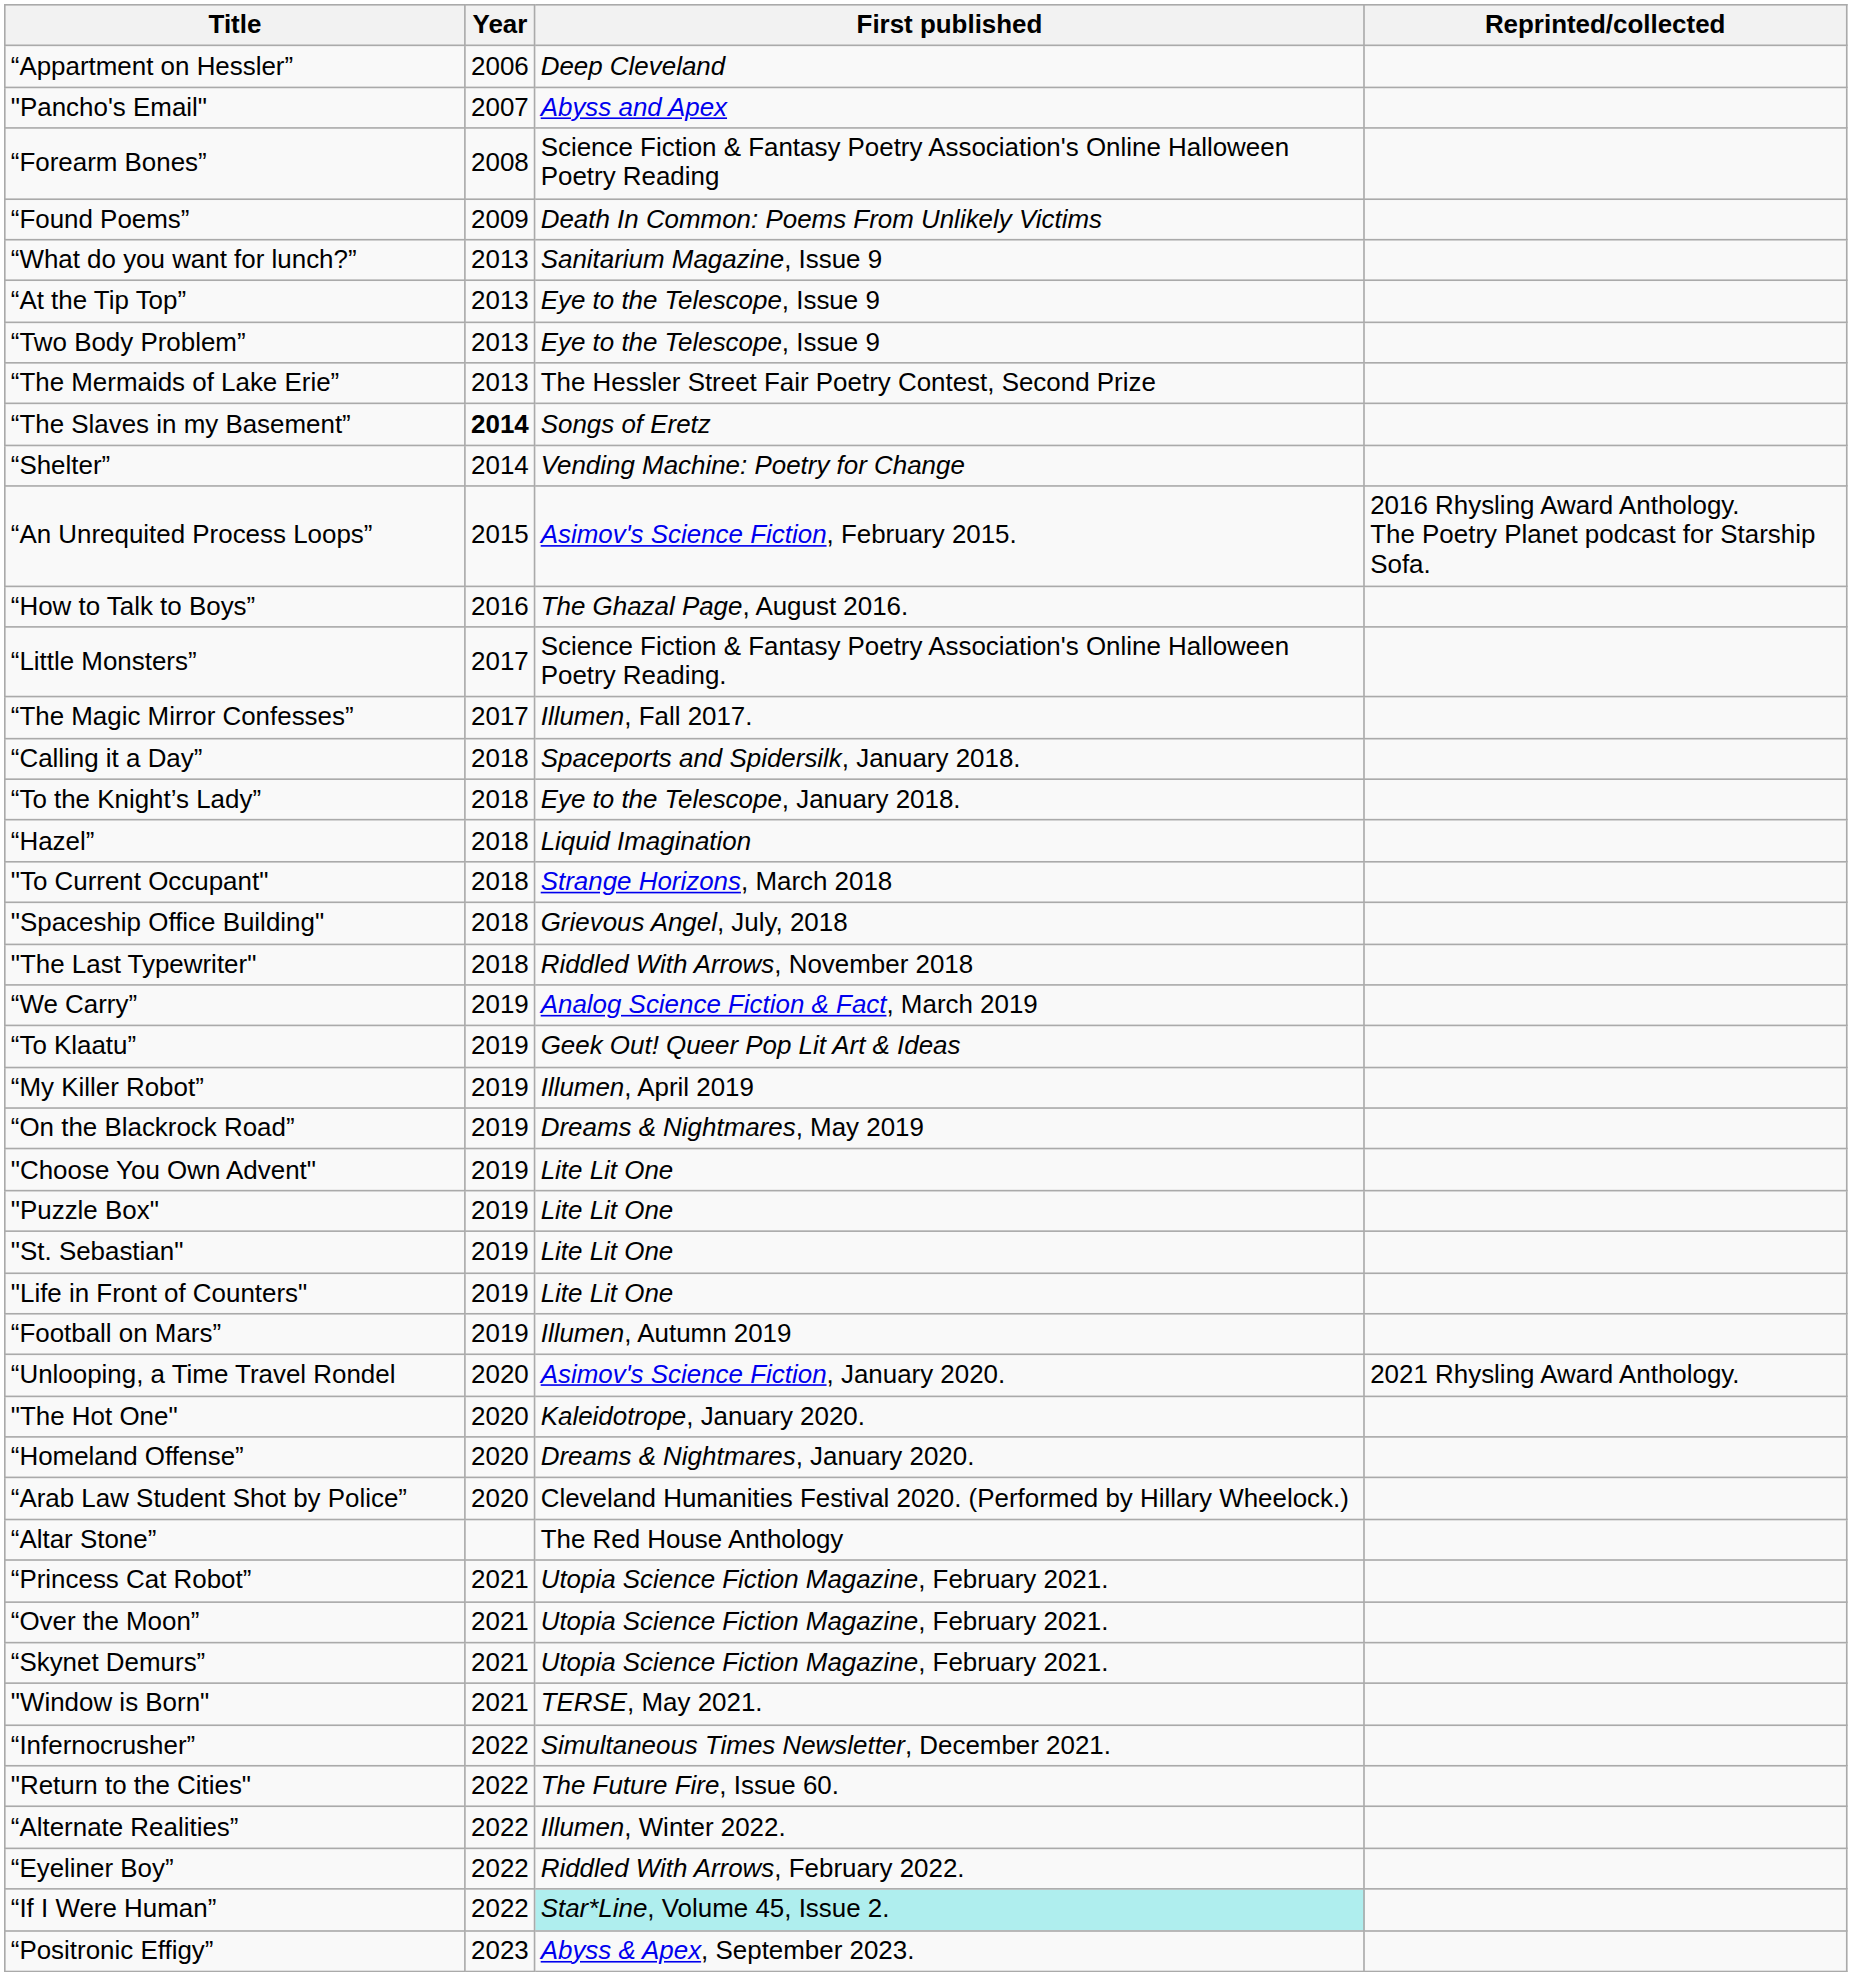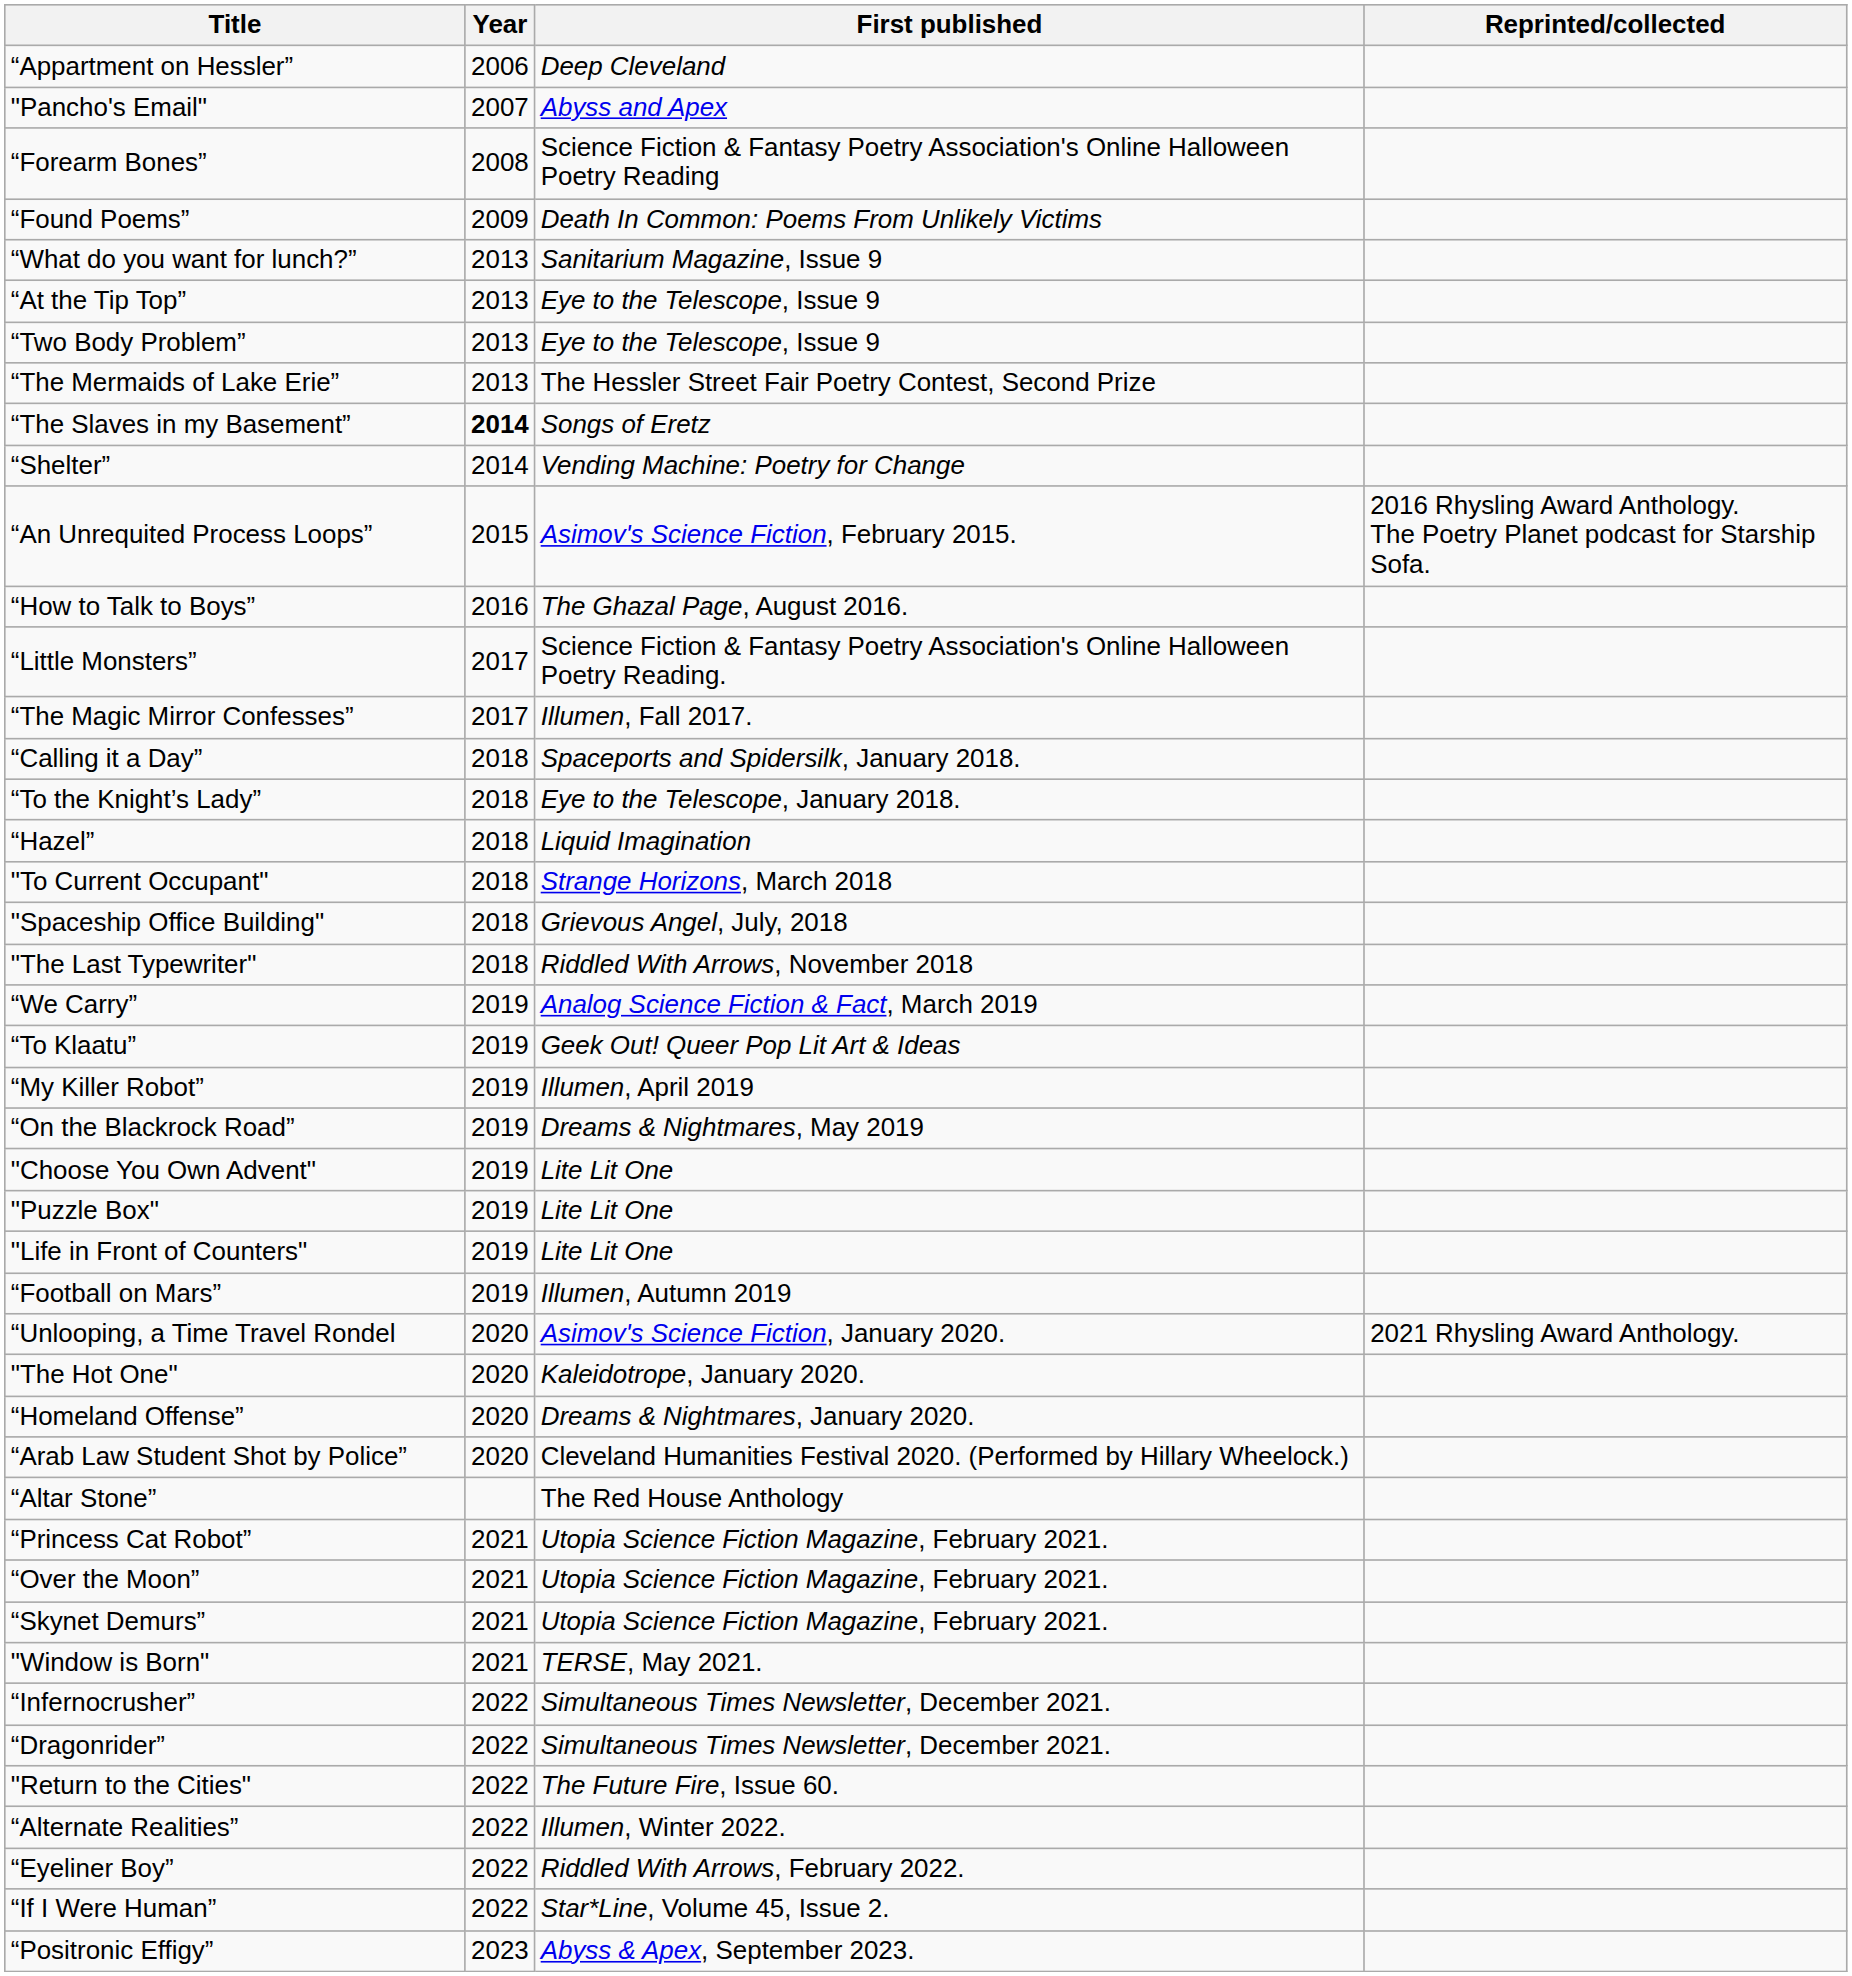- row: (97, 1251)
+ row: (88, 1744)
(715, 1909) paleturquoise background -> (715, 1909) no background
